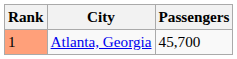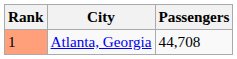(179, 42) 45,700 -> (179, 42) 44,708
